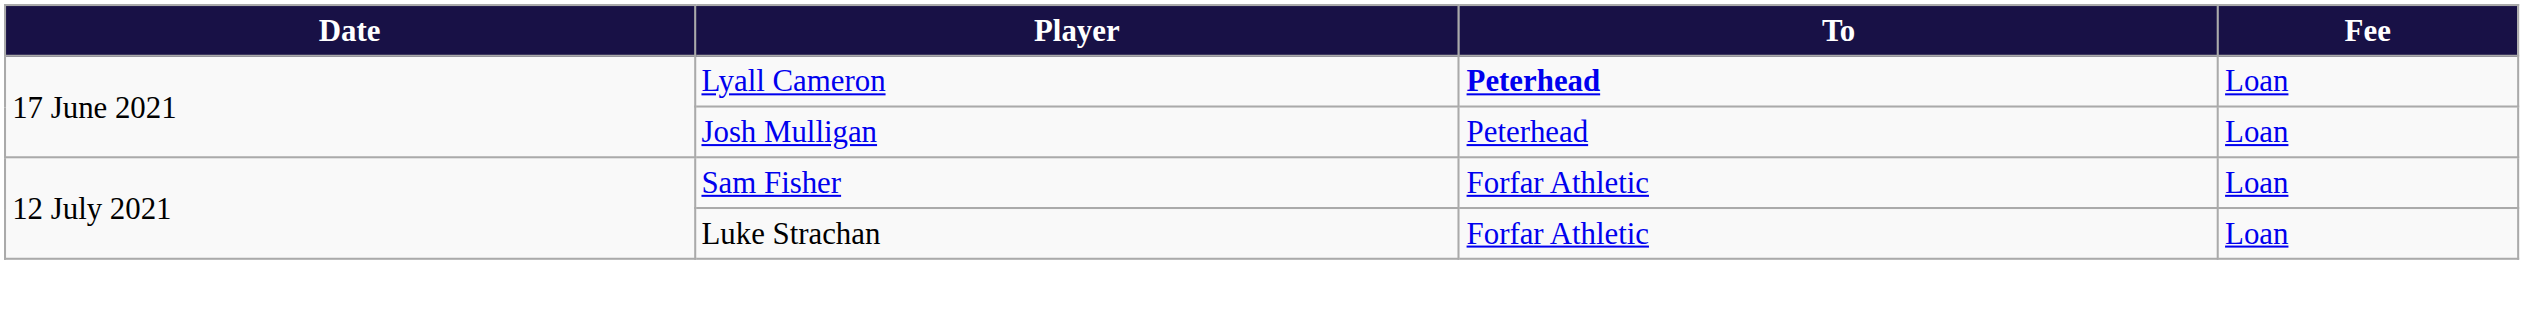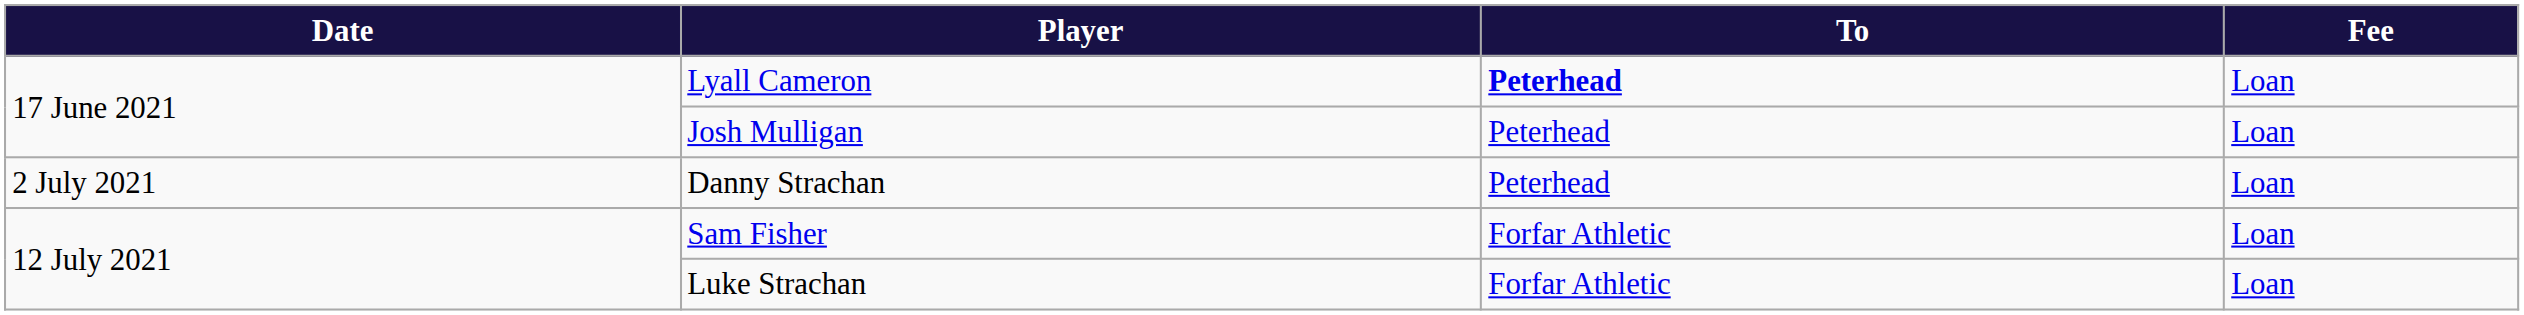+ row: (786, 182)
